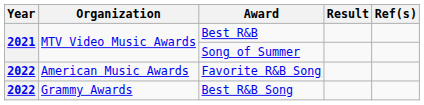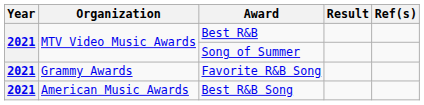(21, 71) 2022 -> (21, 71) 2021
(115, 71) American Music Awards -> (87, 71) Grammy Awards
(21, 90) 2022 -> (21, 90) 2021
(87, 90) Grammy Awards -> (115, 90) American Music Awards
